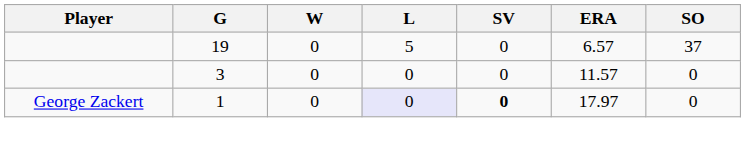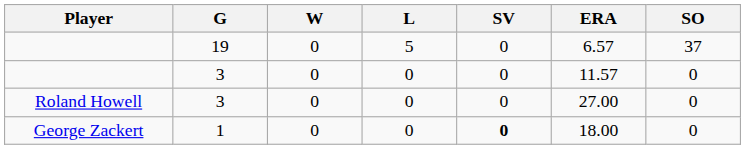+ row: (89, 102)
(409, 102) lavender background -> (409, 130) no background
(598, 102) 17.97 -> (598, 130) 18.00
